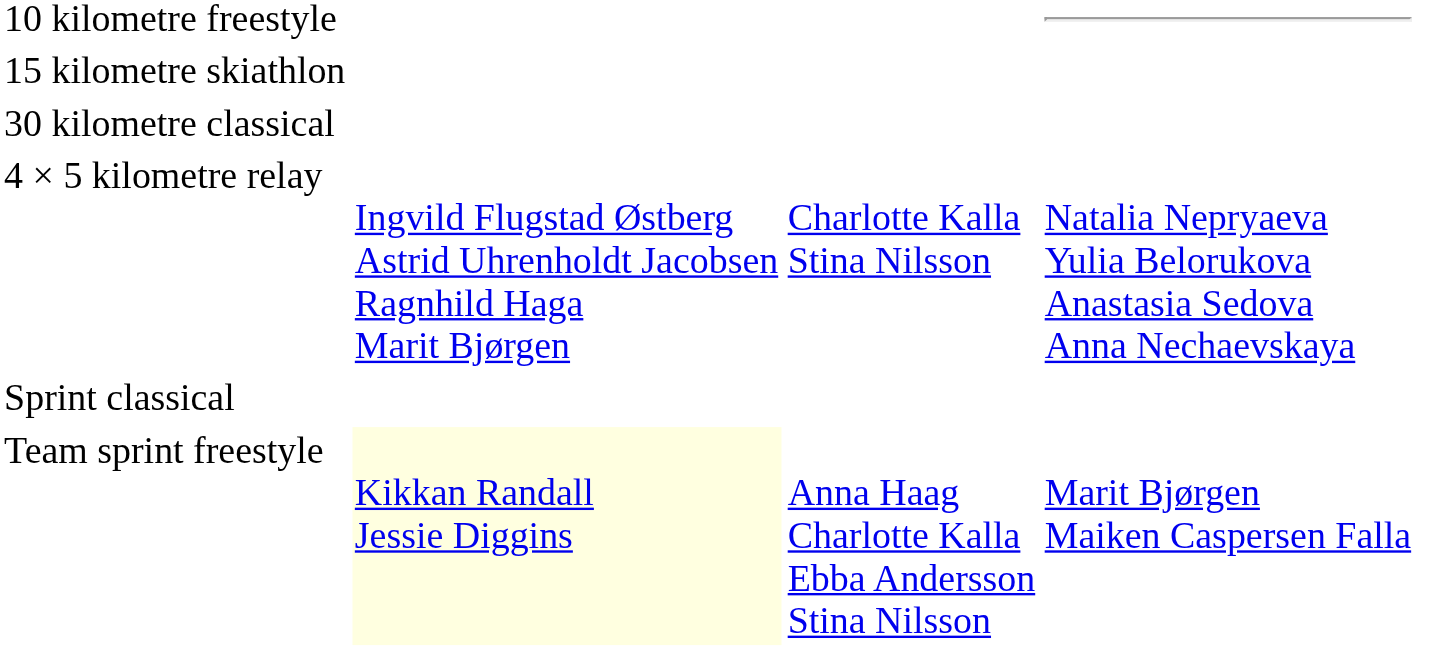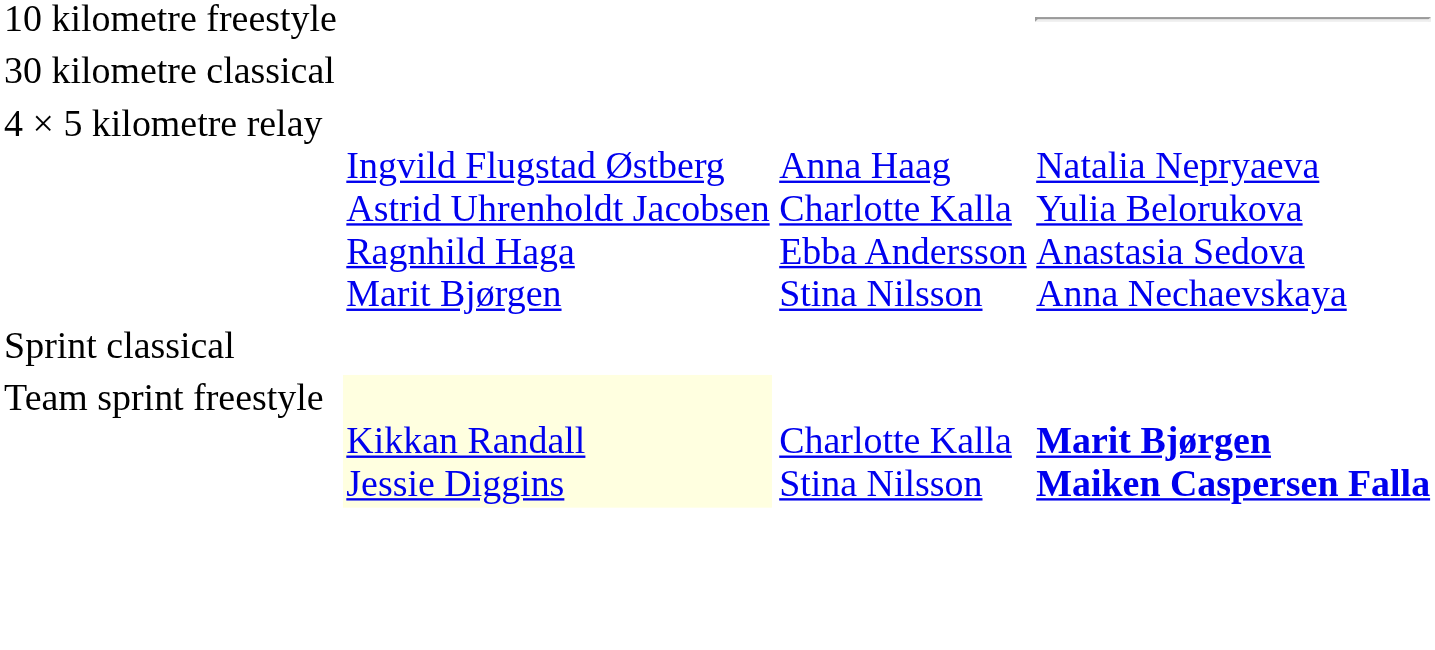- row: (175, 70)
(904, 239) Charlotte Kalla Stina Nilsson -> (903, 229) Anna Haag Charlotte Kalla Ebba Andersson Stina Nilsson
(911, 556) Anna Haag Charlotte Kalla Ebba Andersson Stina Nilsson -> (896, 461) Charlotte Kalla Stina Nilsson
(1228, 514) normal -> (1233, 461) bold
